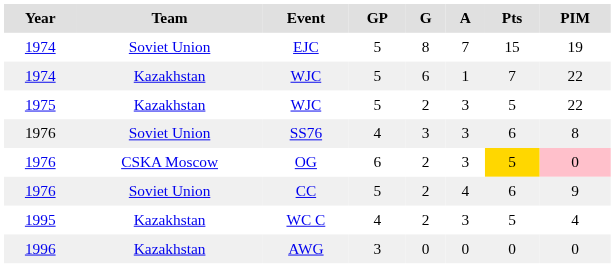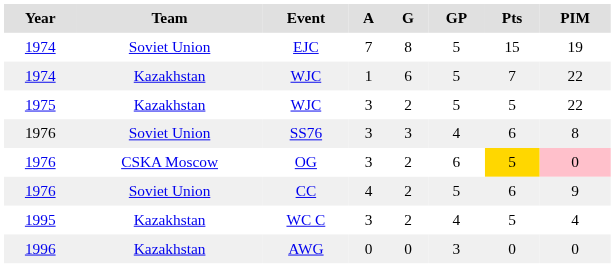columns swapped: (377, 18) <-> (465, 18)
